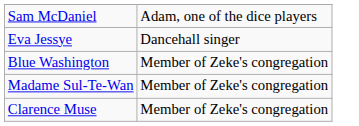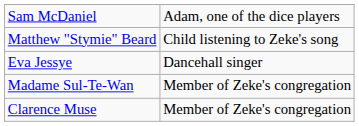+ row: (82, 39)
- row: (58, 62)
